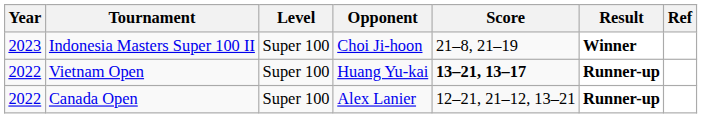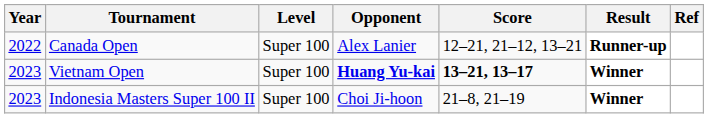rows swapped: (93, 99) <-> (152, 45)
(25, 72) 2022 -> (25, 72) 2023
(383, 72) normal -> (386, 72) bold
(622, 72) Runner-up -> (617, 72) Winner
